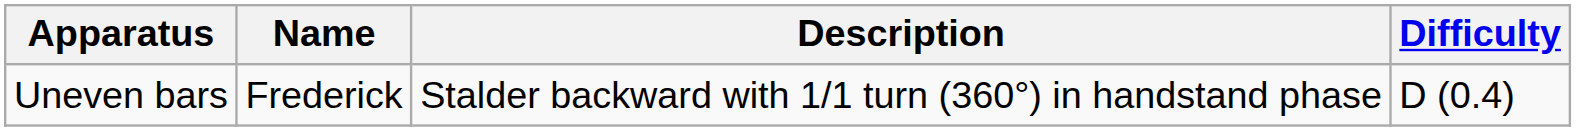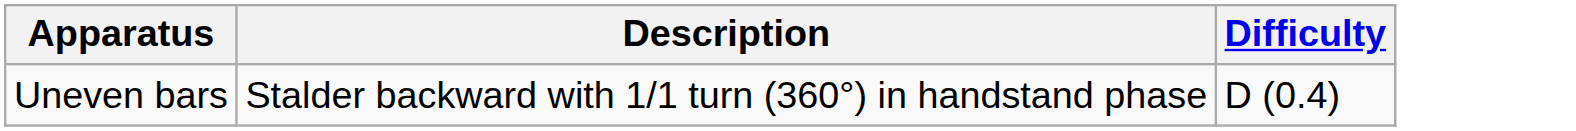- column: (324, 34)
